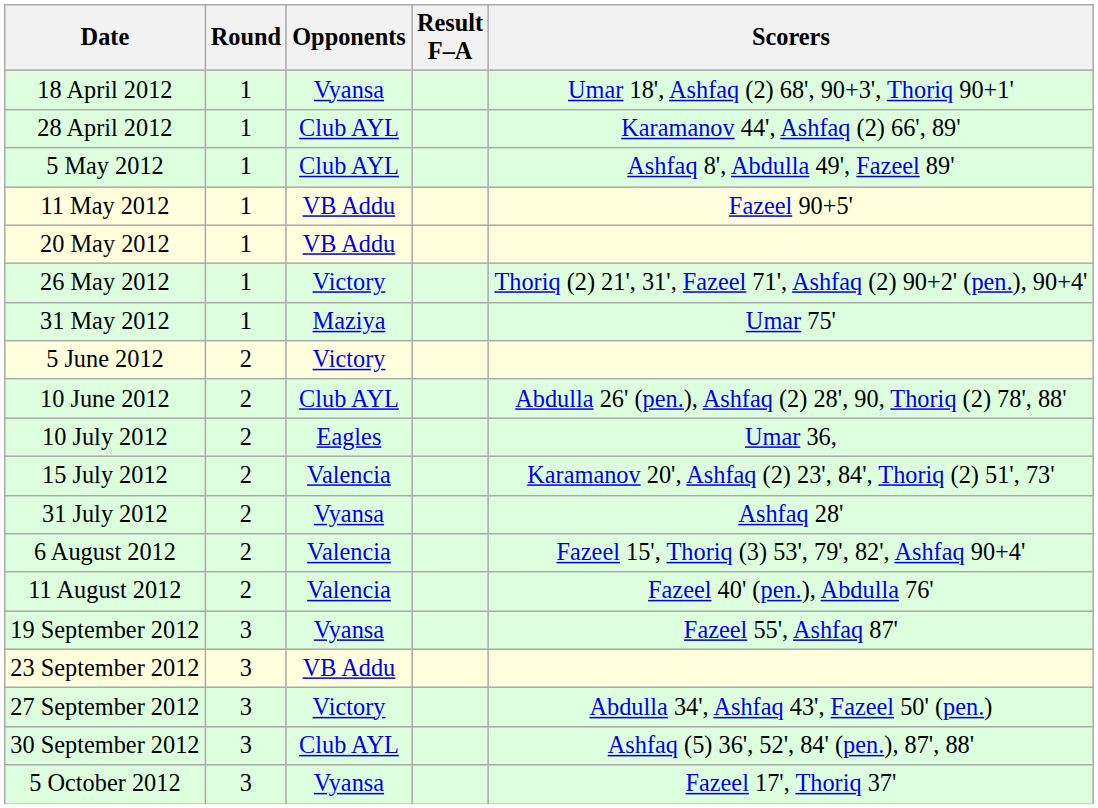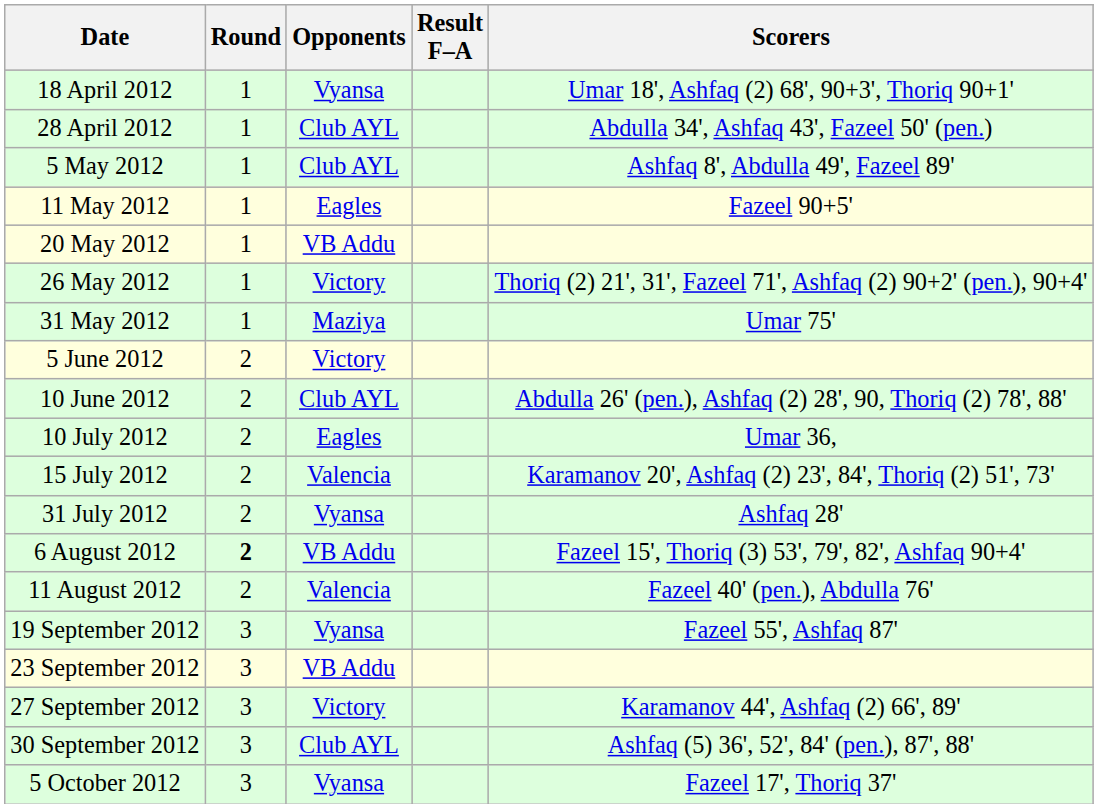(791, 128) Karamanov 44', Ashfaq (2) 66', 89' -> (791, 128) Abdulla 34', Ashfaq 43', Fazeel 50' (pen.)
(349, 205) VB Addu -> (349, 205) Eagles
(246, 552) normal -> (246, 552) bold
(349, 552) Valencia -> (349, 552) VB Addu
(791, 706) Abdulla 34', Ashfaq 43', Fazeel 50' (pen.) -> (791, 706) Karamanov 44', Ashfaq (2) 66', 89'
